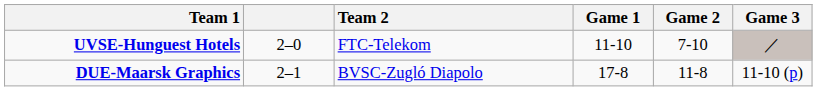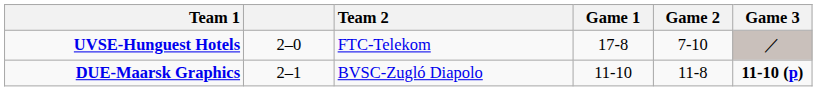(613, 45) 11-10 -> (613, 45) 17-8
(613, 72) 17-8 -> (613, 72) 11-10
(772, 72) normal -> (772, 72) bold
